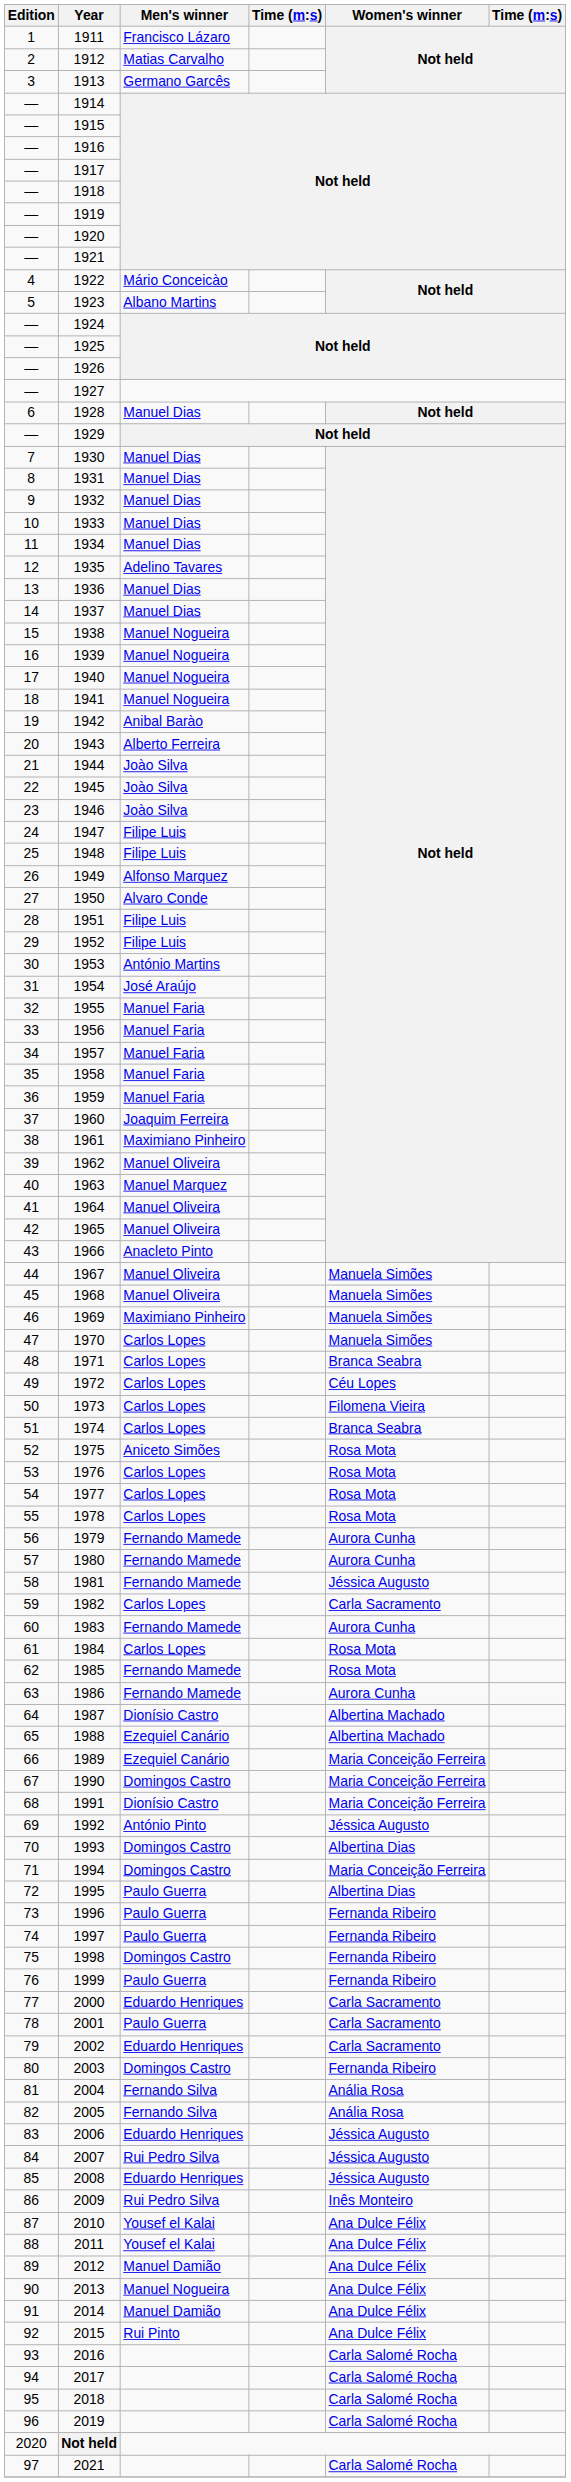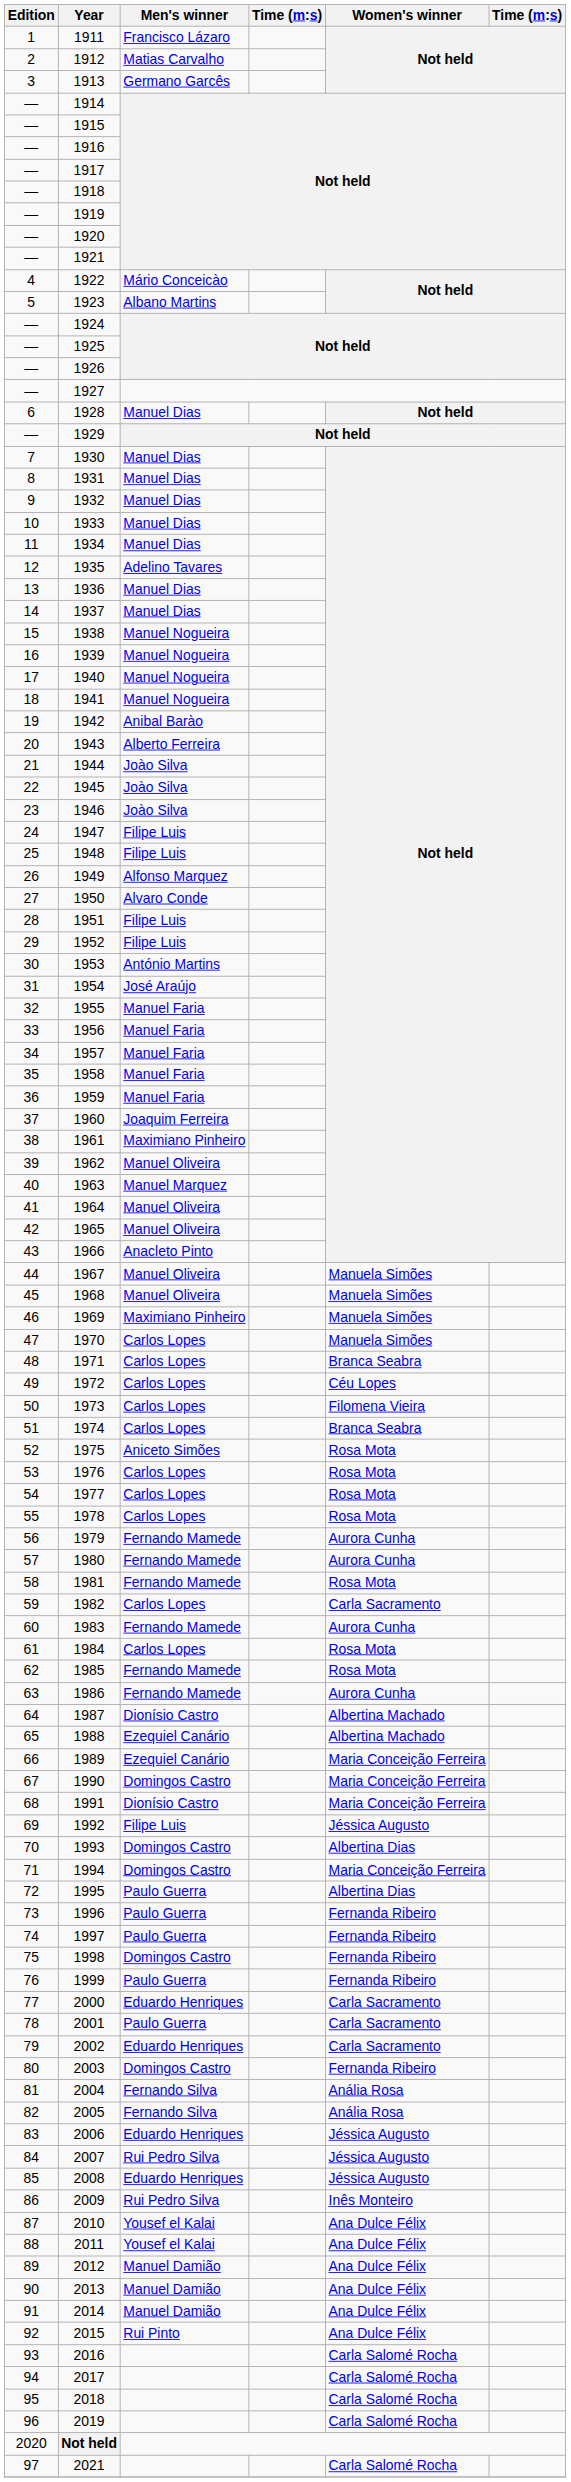(379, 1582) Jéssica Augusto -> (362, 1582) Rosa Mota
(165, 1825) António Pinto -> (155, 1825) Filipe Luis
(176, 2289) Manuel Nogueira -> (172, 2289) Manuel Damião
